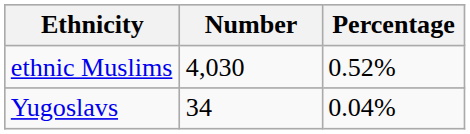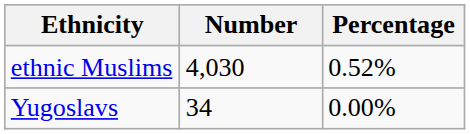(362, 107) 0.04% -> (362, 107) 0.00%
